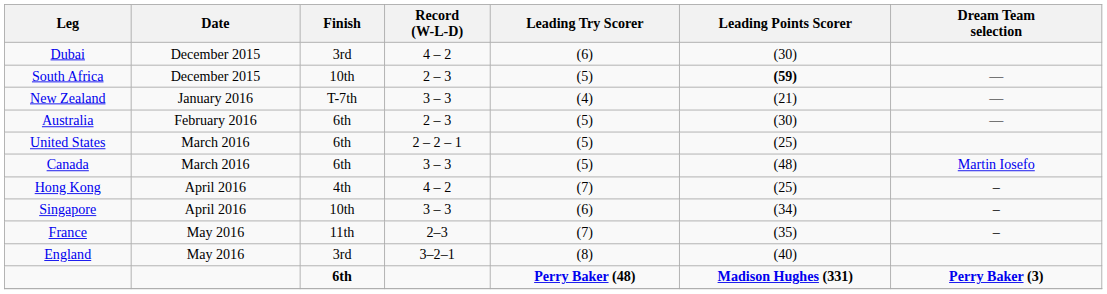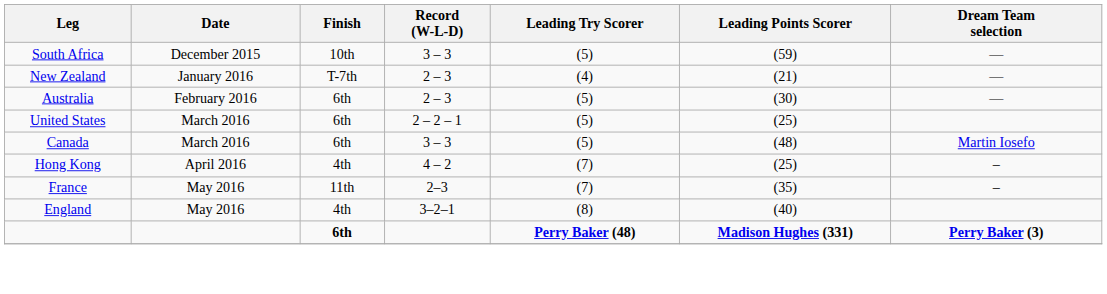- row: (68, 53)
(437, 76) 2 – 3 -> (437, 53) 3 – 3
(785, 76) bold -> (785, 53) normal
(437, 98) 3 – 3 -> (437, 76) 2 – 3
- row: (68, 210)
(342, 254) 3rd -> (342, 210) 4th
